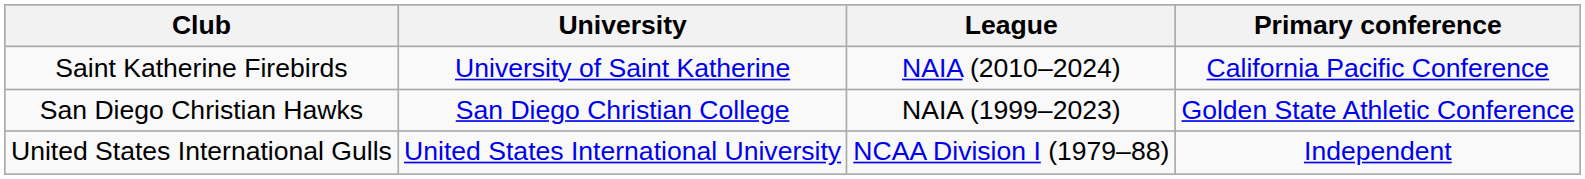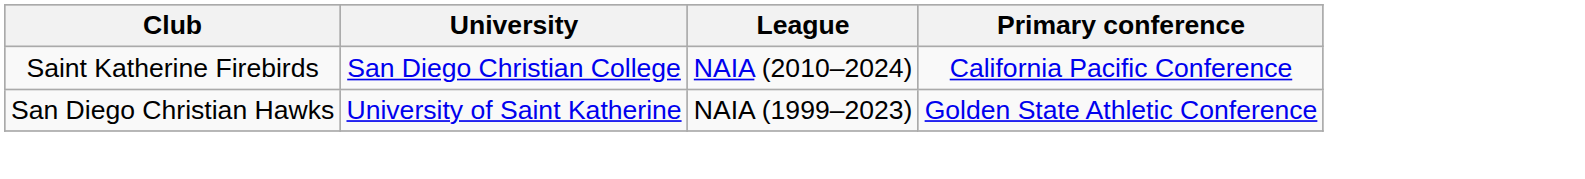(623, 67) University of Saint Katherine -> (514, 67) San Diego Christian College
(623, 109) San Diego Christian College -> (514, 109) University of Saint Katherine
- row: (201, 151)
